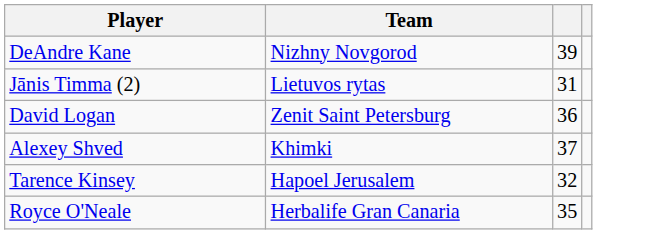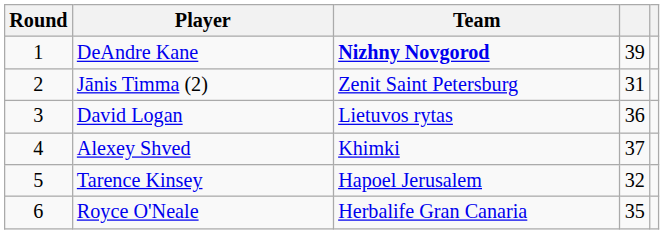+ column: (38, 20)
(344, 52) normal -> (414, 52) bold
(328, 84) Lietuvos rytas -> (428, 84) Zenit Saint Petersburg
(361, 116) Zenit Saint Petersburg -> (396, 116) Lietuvos rytas
